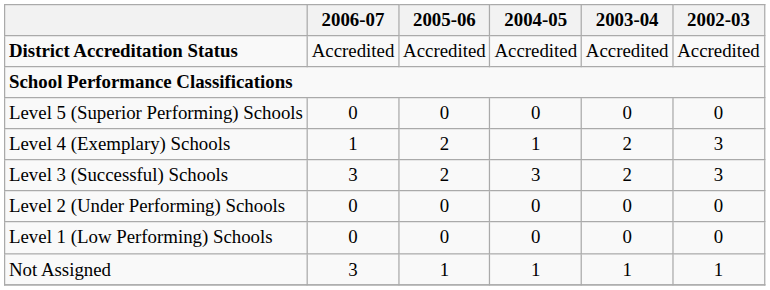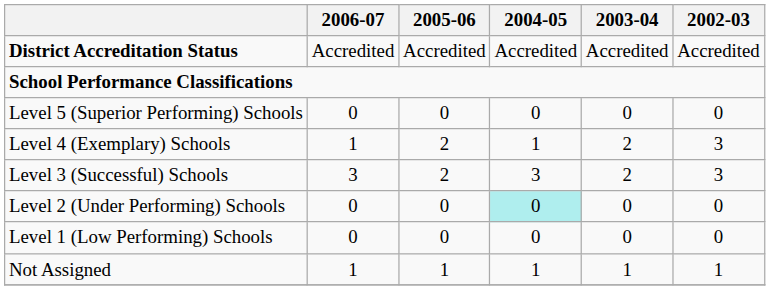(536, 206) no background -> (536, 206) paleturquoise background
(353, 268) 3 -> (353, 268) 1
